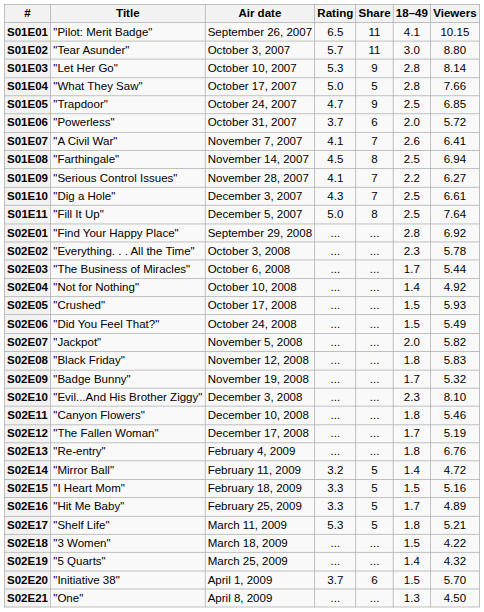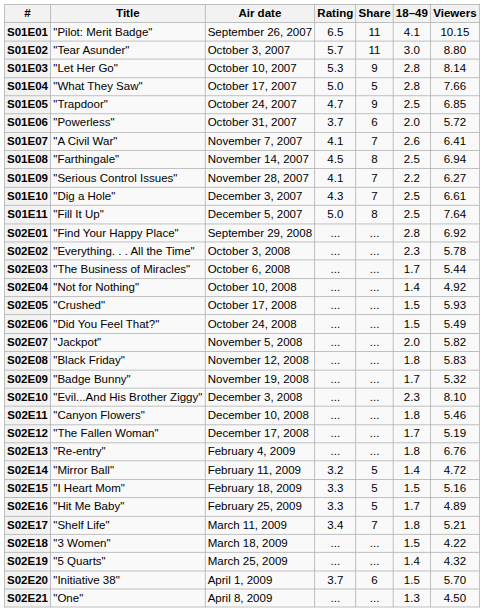(335, 525) 5.3 -> (335, 525) 3.4
(375, 525) 5 -> (375, 525) 7
